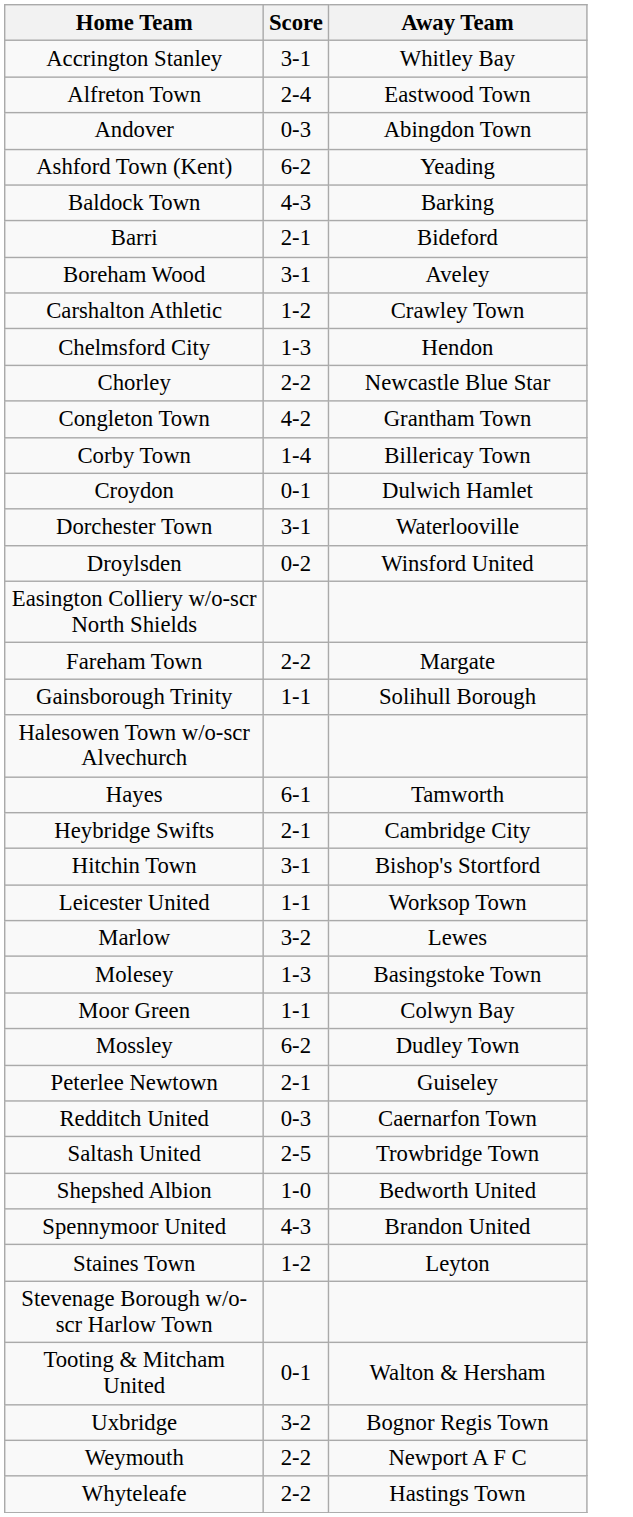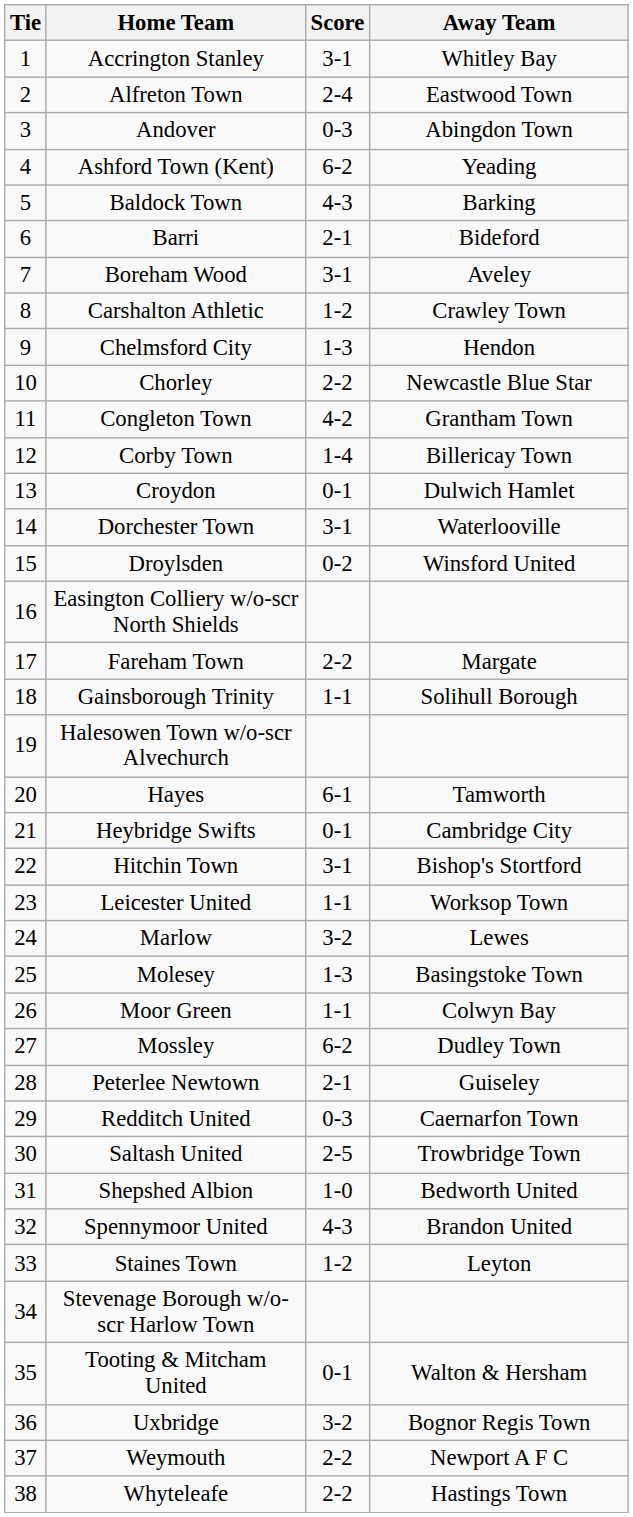+ column: (26, 22)
(296, 830) 2-1 -> (337, 830) 0-1
